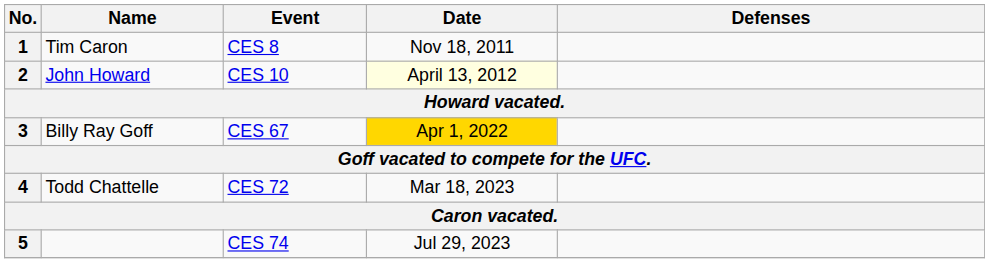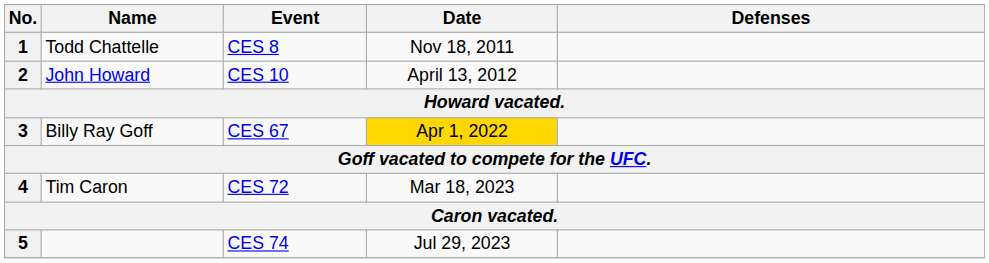(87, 46) Tim Caron -> (102, 46) Todd Chattelle
(462, 74) lightyellow background -> (462, 74) no background
(102, 187) Todd Chattelle -> (87, 187) Tim Caron
